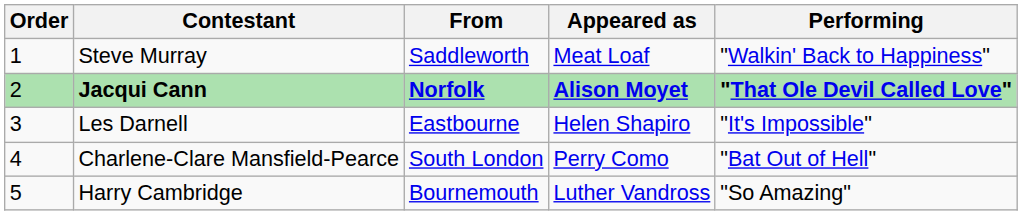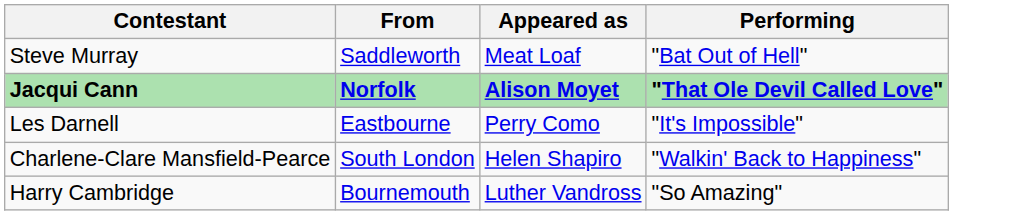- column: (39, 21)
(855, 55) "Walkin' Back to Happiness" -> (729, 55) "Bat Out of Hell"
(622, 124) Helen Shapiro -> (542, 124) Perry Como
(611, 158) Perry Como -> (553, 158) Helen Shapiro
(798, 158) "Bat Out of Hell" -> (786, 158) "Walkin' Back to Happiness"
